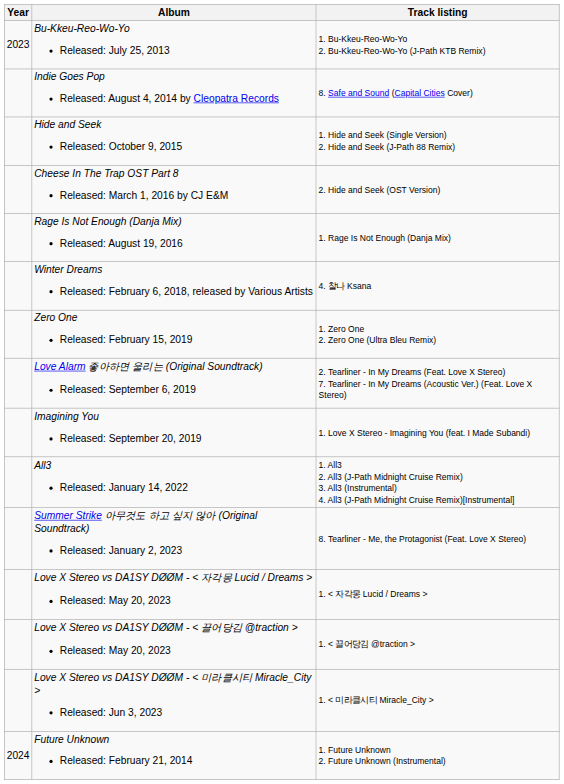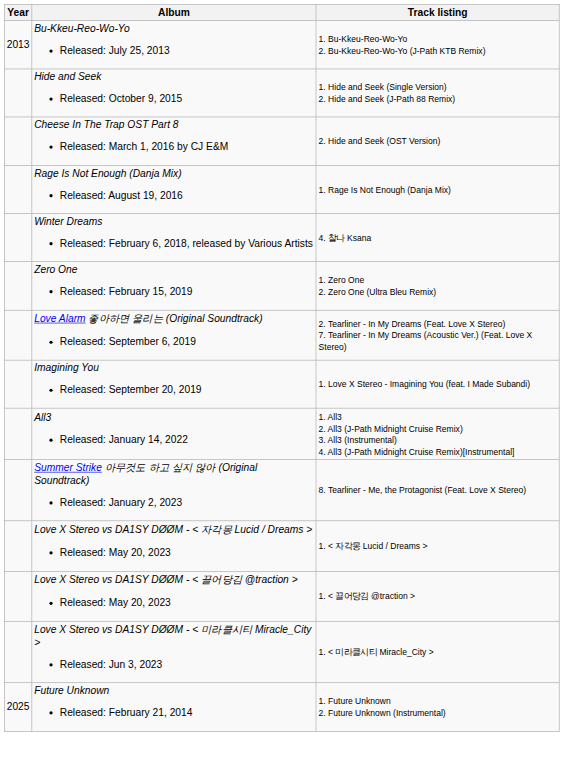(18, 44) 2023 -> (18, 44) 2013
- row: (174, 88)
(18, 755) 2024 -> (18, 707) 2025
